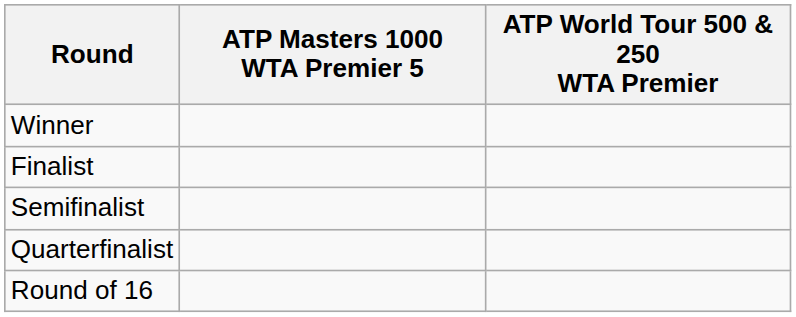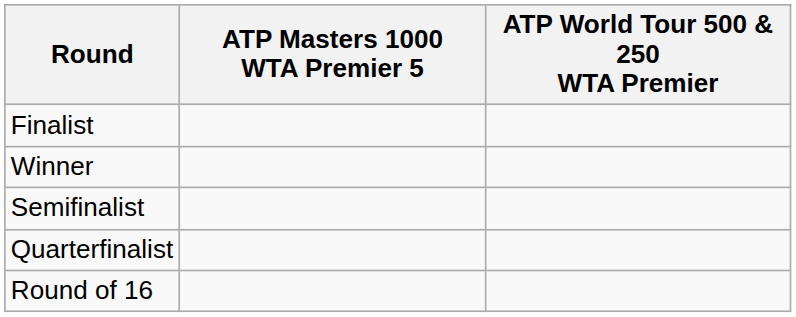rows swapped: (52, 125) <-> (52, 166)
